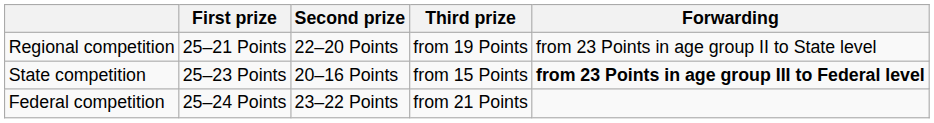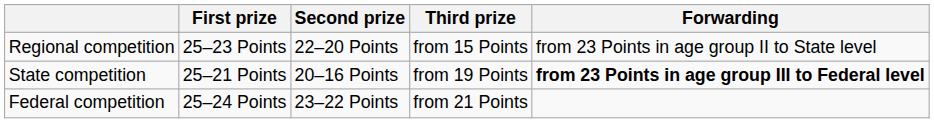(235, 46) 25–21 Points -> (235, 46) 25–23 Points
(471, 46) from 19 Points -> (471, 46) from 15 Points
(235, 74) 25–23 Points -> (235, 74) 25–21 Points
(471, 74) from 15 Points -> (471, 74) from 19 Points
